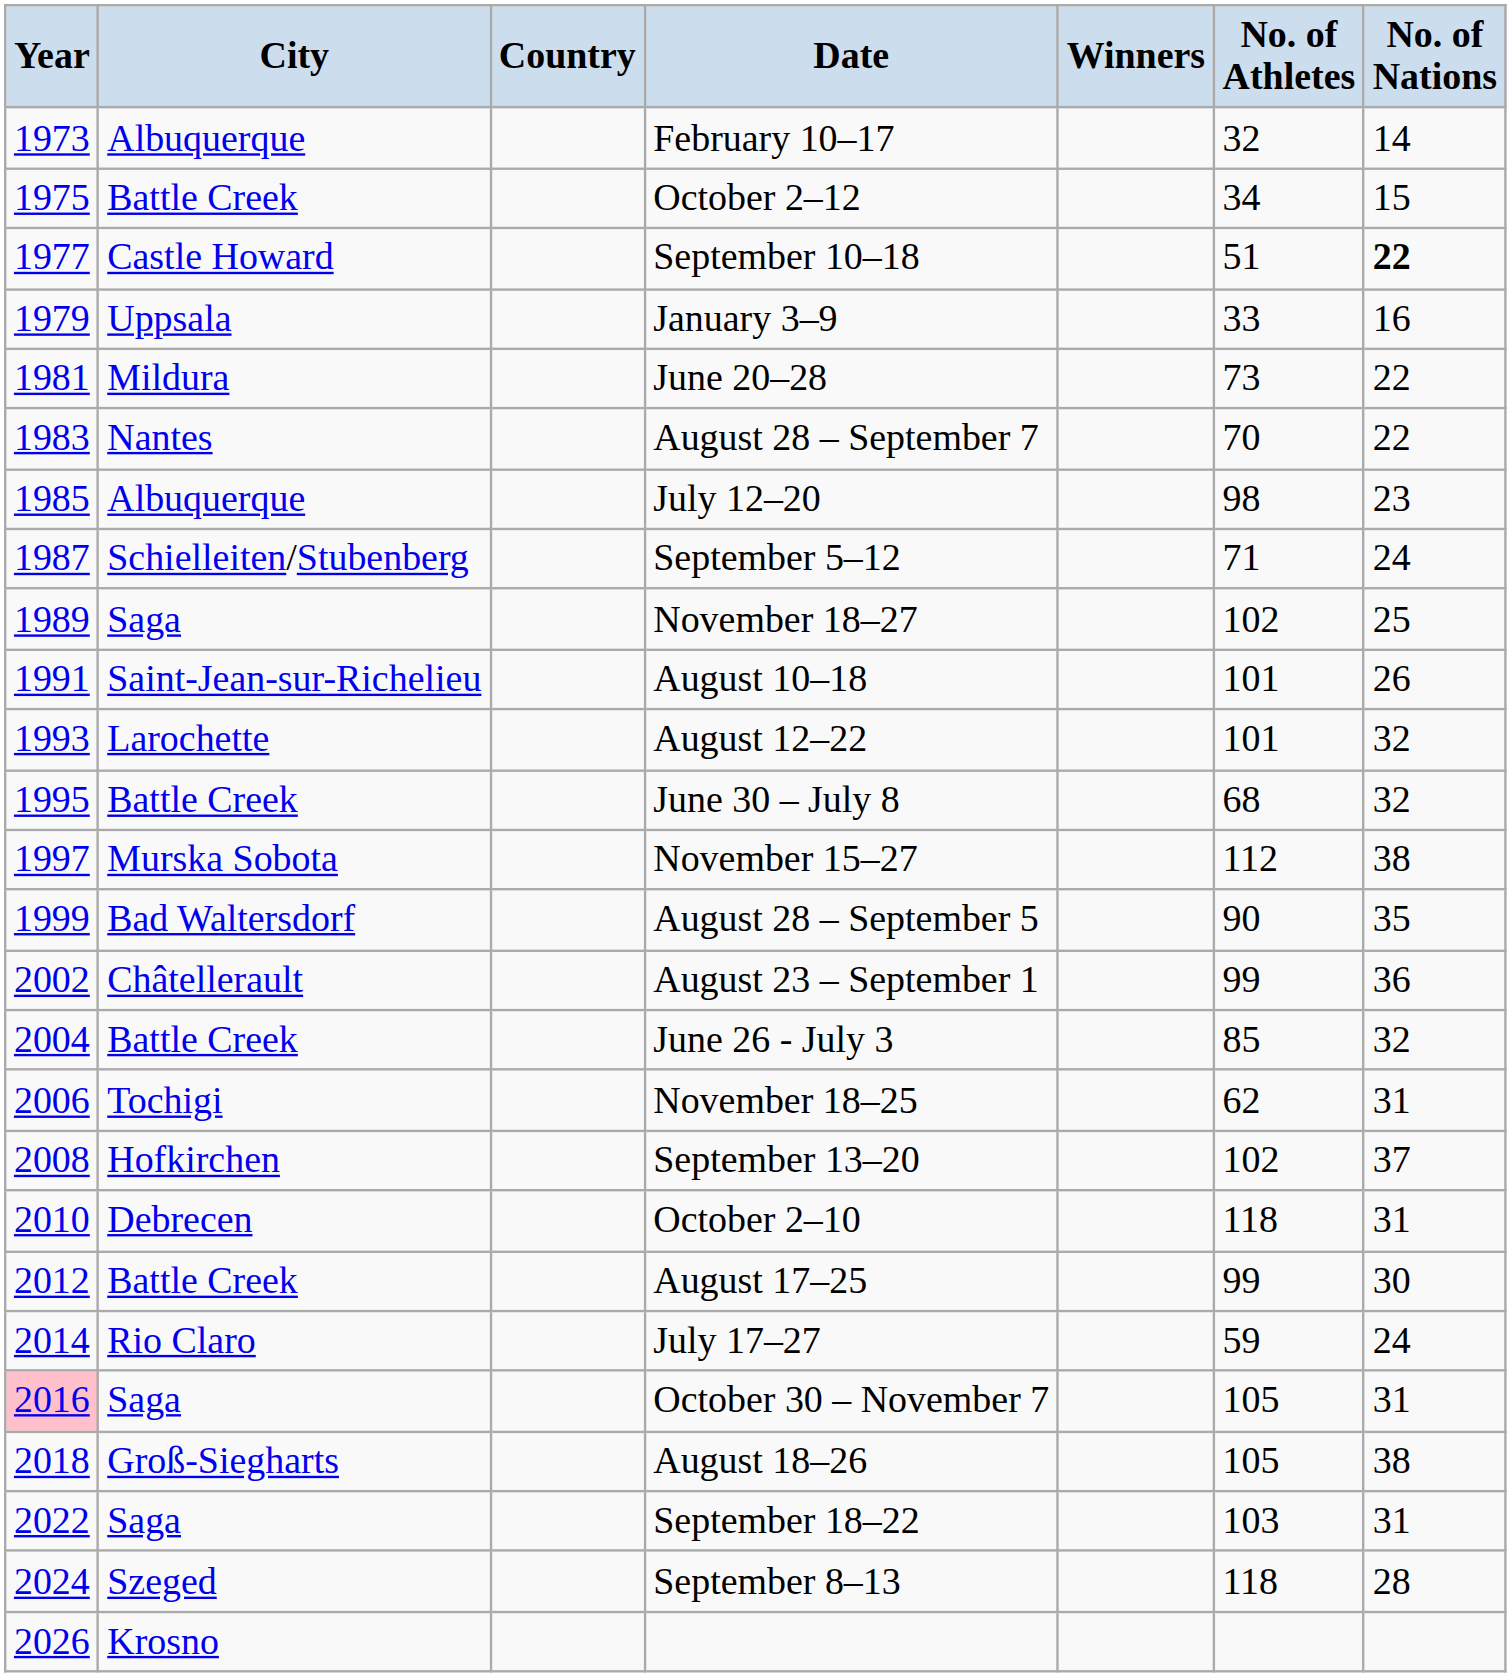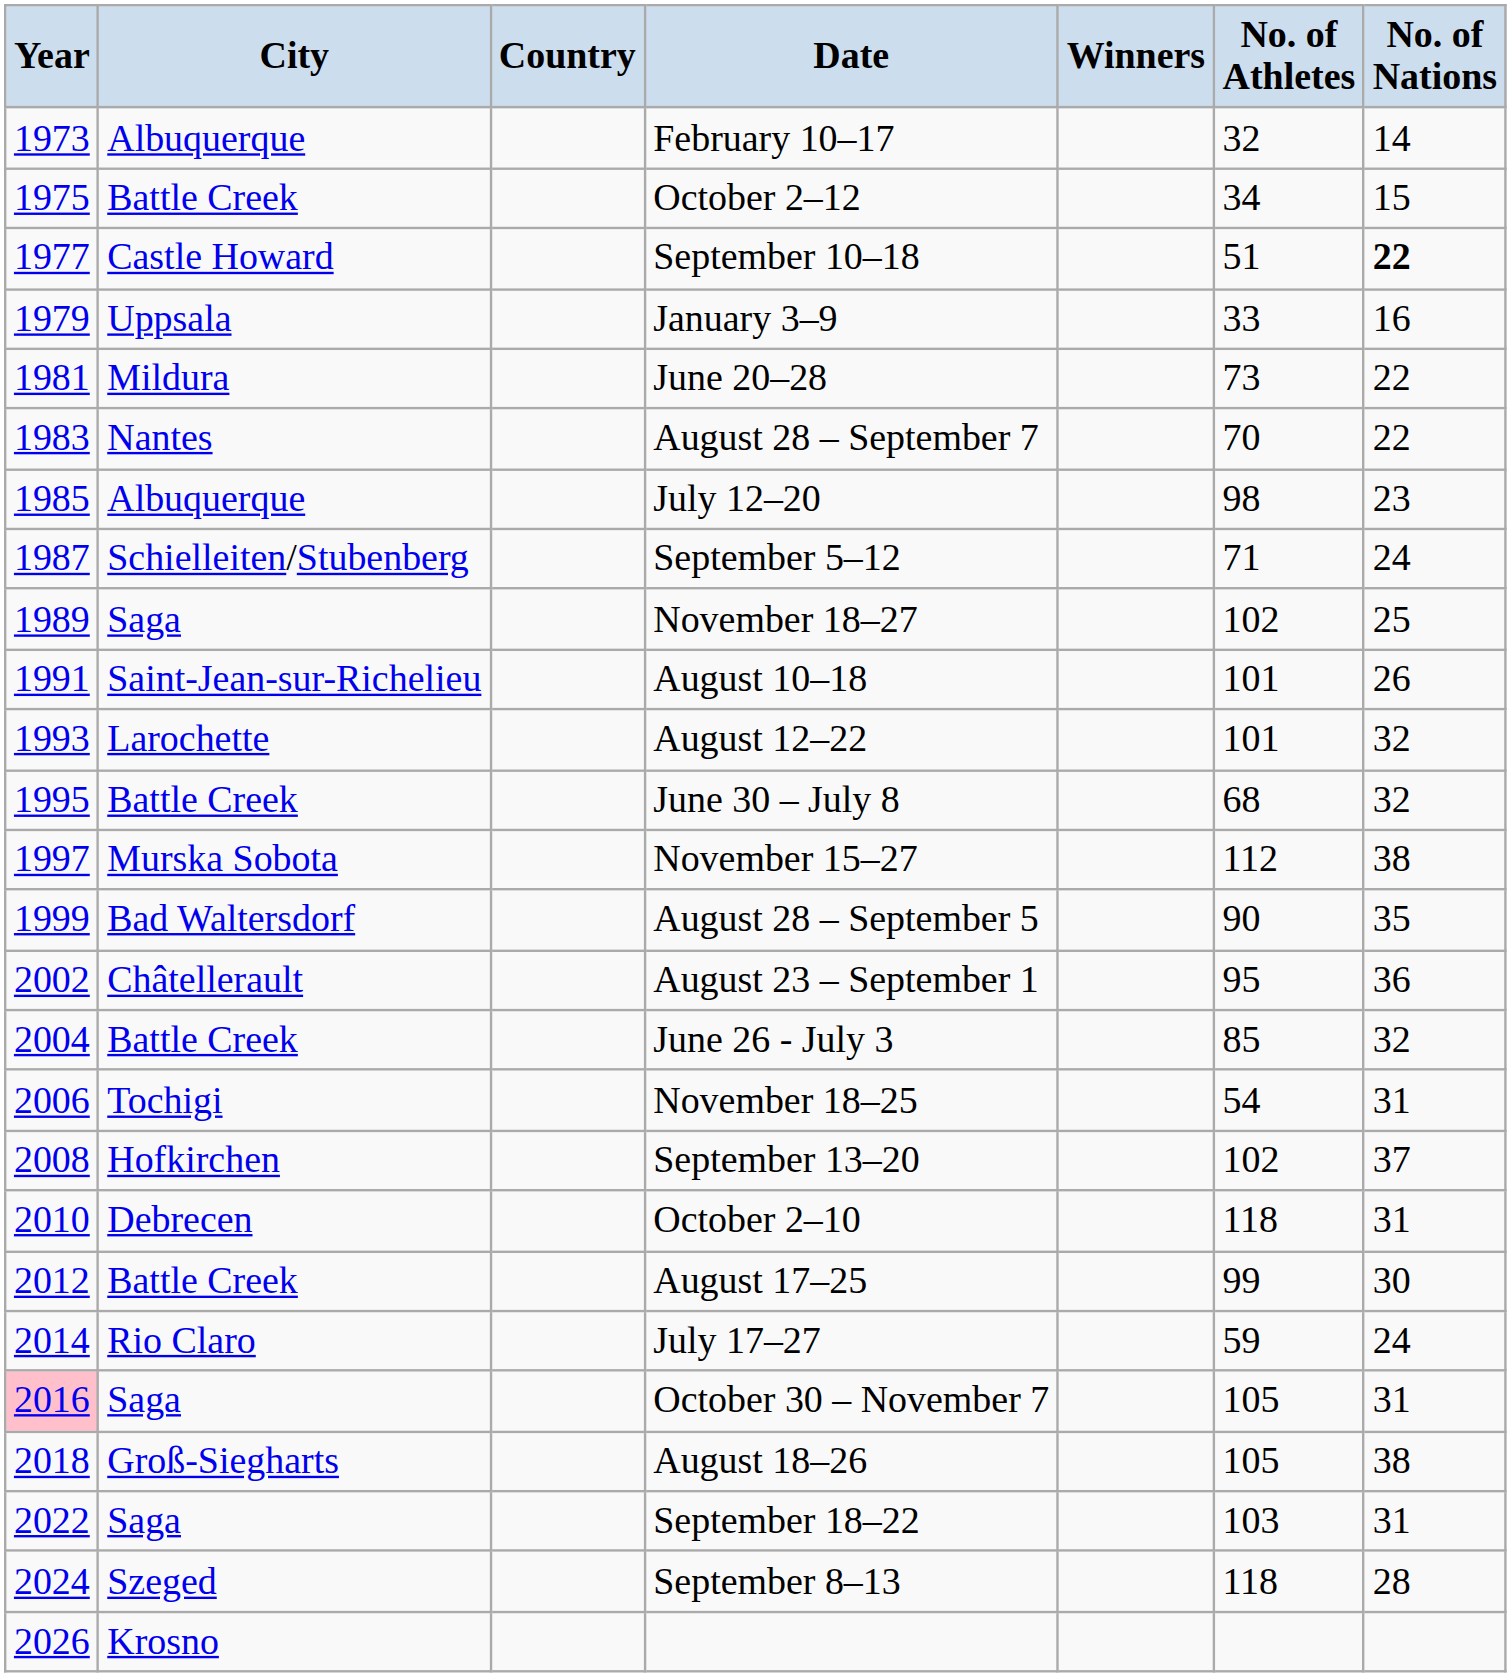(1242, 979) 99 -> (1242, 979) 95
(1242, 1099) 62 -> (1242, 1099) 54
